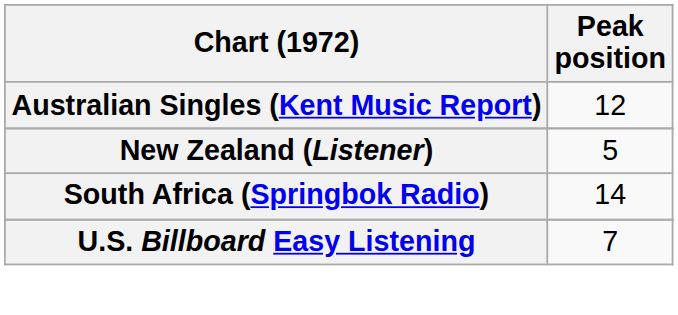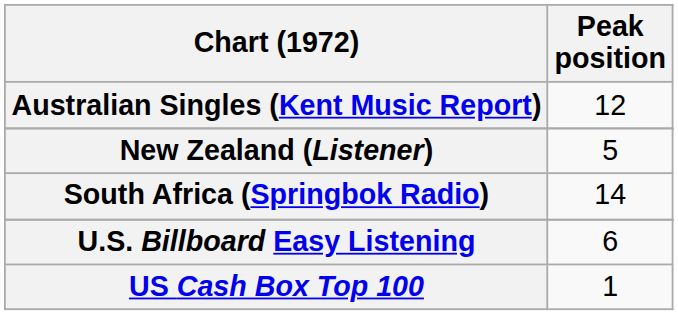(610, 241) 7 -> (610, 241) 6
+ row: (276, 286)
